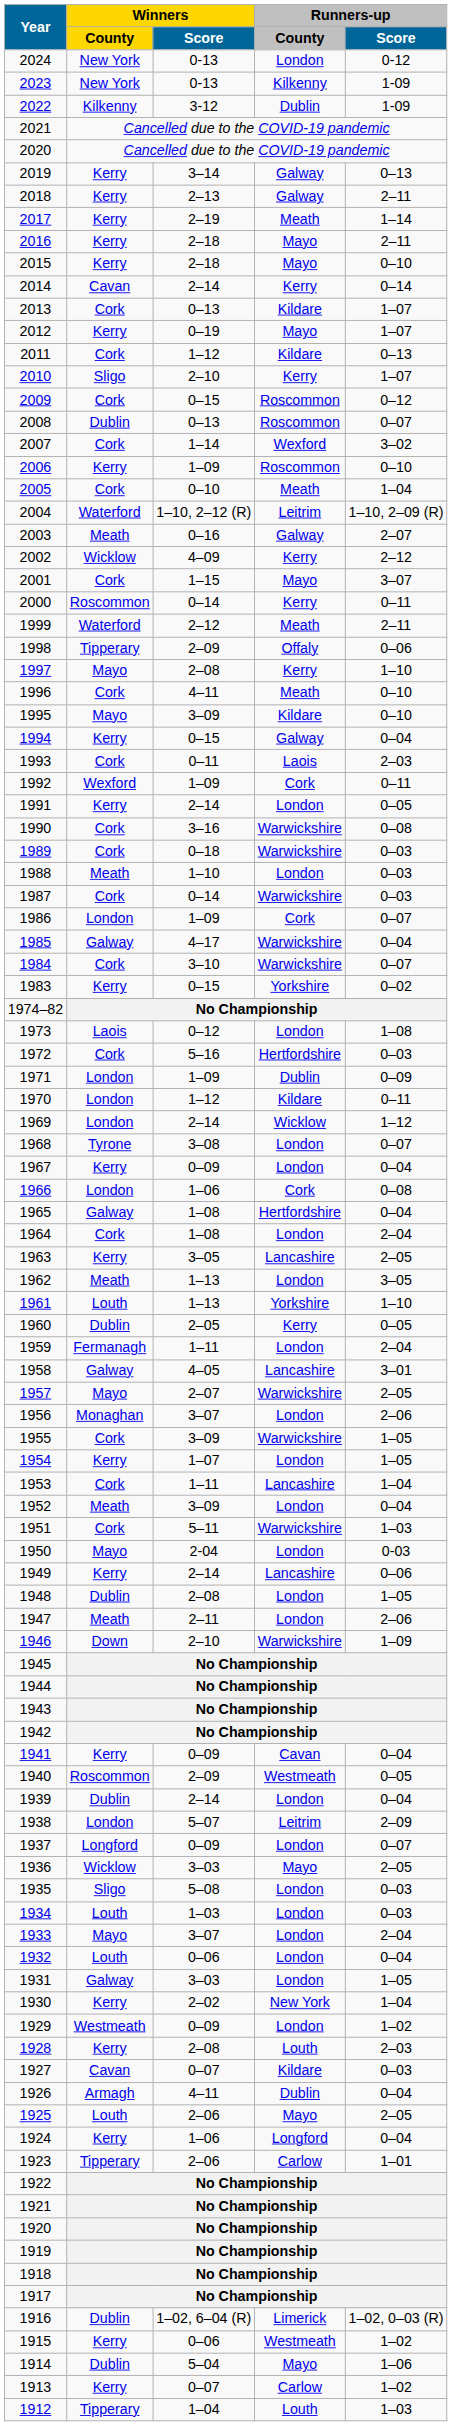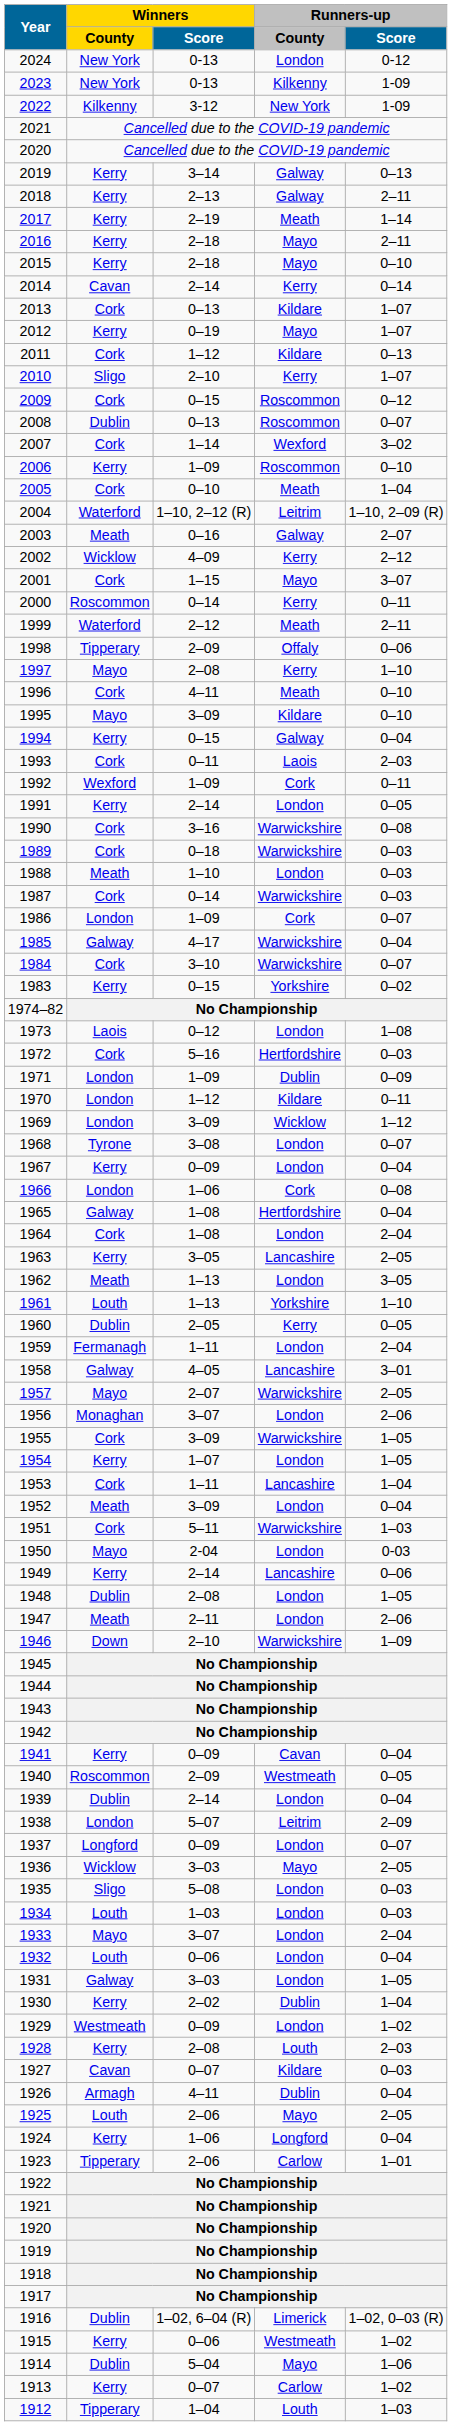(300, 106) Dublin -> (300, 106) New York
(204, 1122) 2–14 -> (204, 1122) 3–09
(300, 2003) New York -> (300, 2003) Dublin
